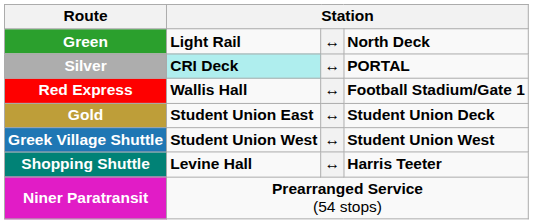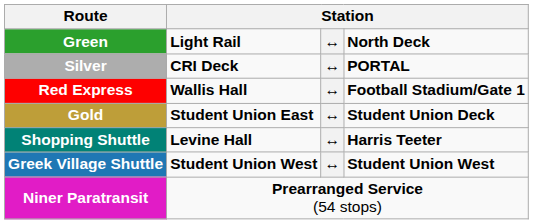(204, 66) paleturquoise background -> (204, 66) no background
rows swapped: (86, 139) <-> (86, 164)
